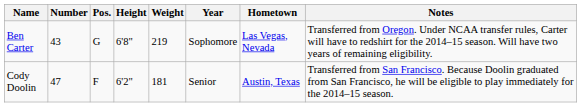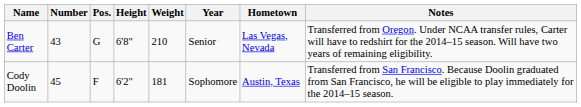(159, 41) 219 -> (159, 41) 210
(213, 41) Sophomore -> (202, 41) Senior
(56, 82) 47 -> (56, 82) 45
(202, 82) Senior -> (213, 82) Sophomore
